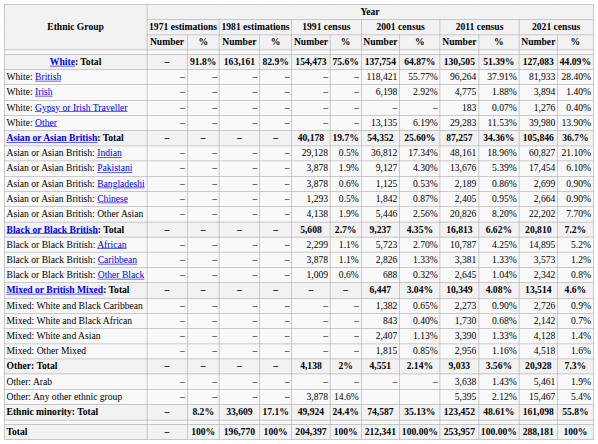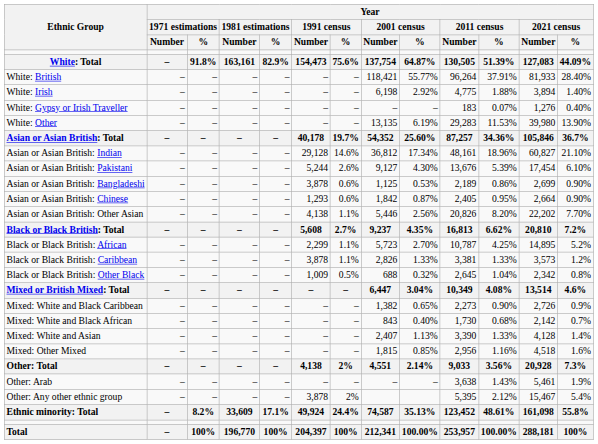(349, 153) 0.5% -> (346, 153) 14.6%
(317, 168) 3,878 -> (317, 168) 5,244
(349, 168) 1.9% -> (349, 168) 2.6%
(349, 199) 0.5% -> (349, 199) 0.6%
(349, 214) 1.9% -> (349, 214) 1.1%
(349, 275) 0.6% -> (349, 275) 0.5%
(346, 397) 14.6% -> (352, 397) 2%
